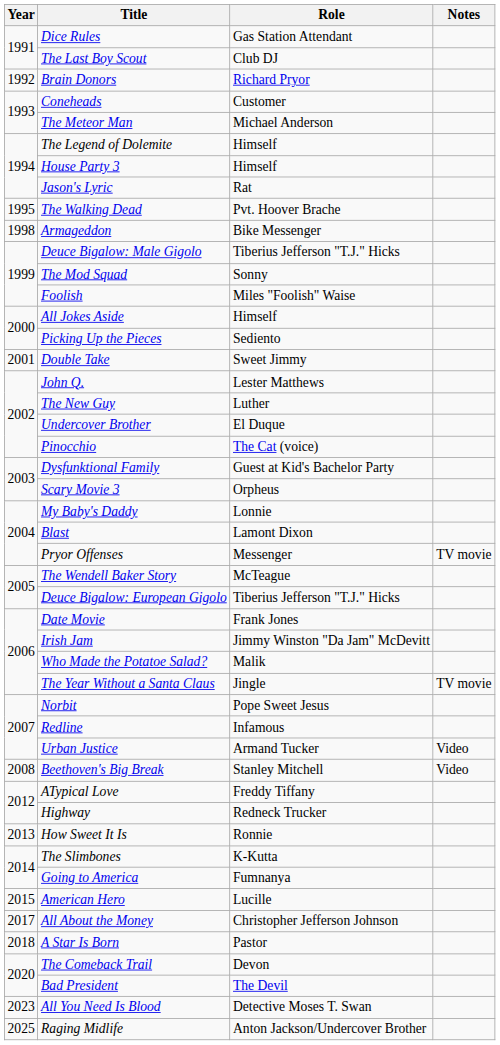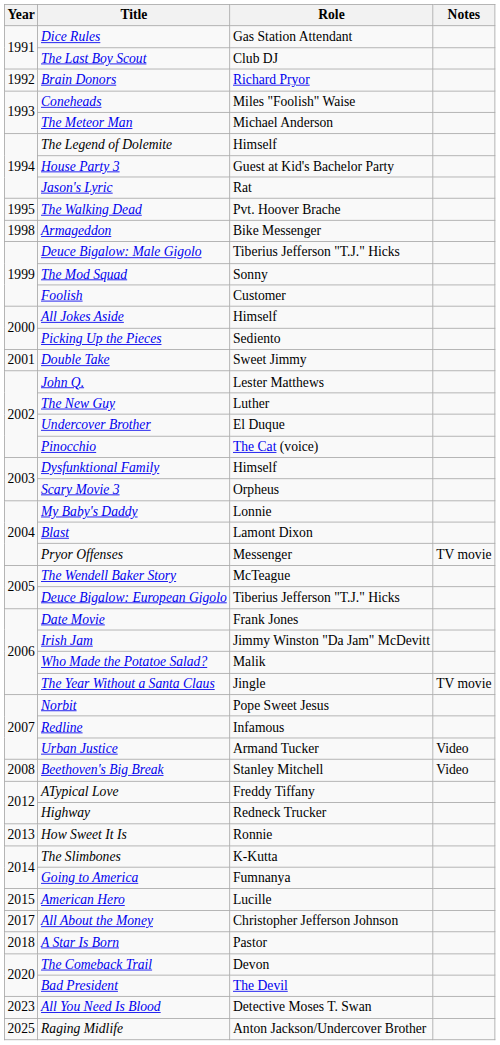(259, 101) Customer -> (294, 101) Miles "Foolish" Waise
(255, 166) Himself -> (314, 166) Guest at Kid's Bachelor Party
(294, 295) Miles "Foolish" Waise -> (259, 295) Customer
(314, 468) Guest at Kid's Bachelor Party -> (255, 468) Himself
